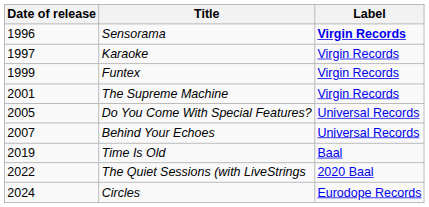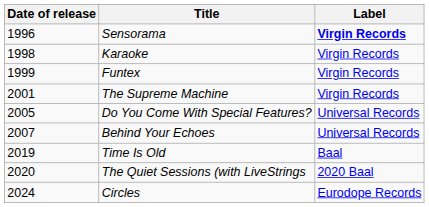(21, 53) 1997 -> (21, 53) 1998
(21, 172) 2022 -> (21, 172) 2020
